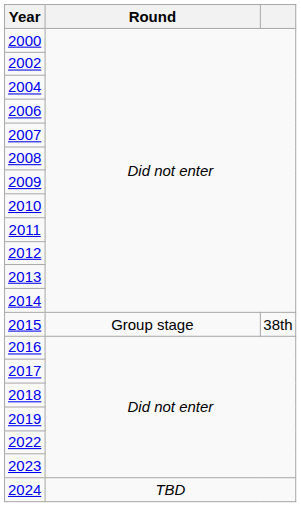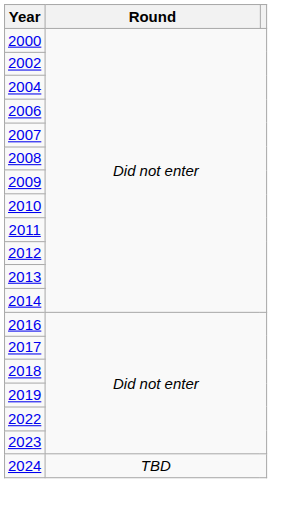- row: (25, 324)
